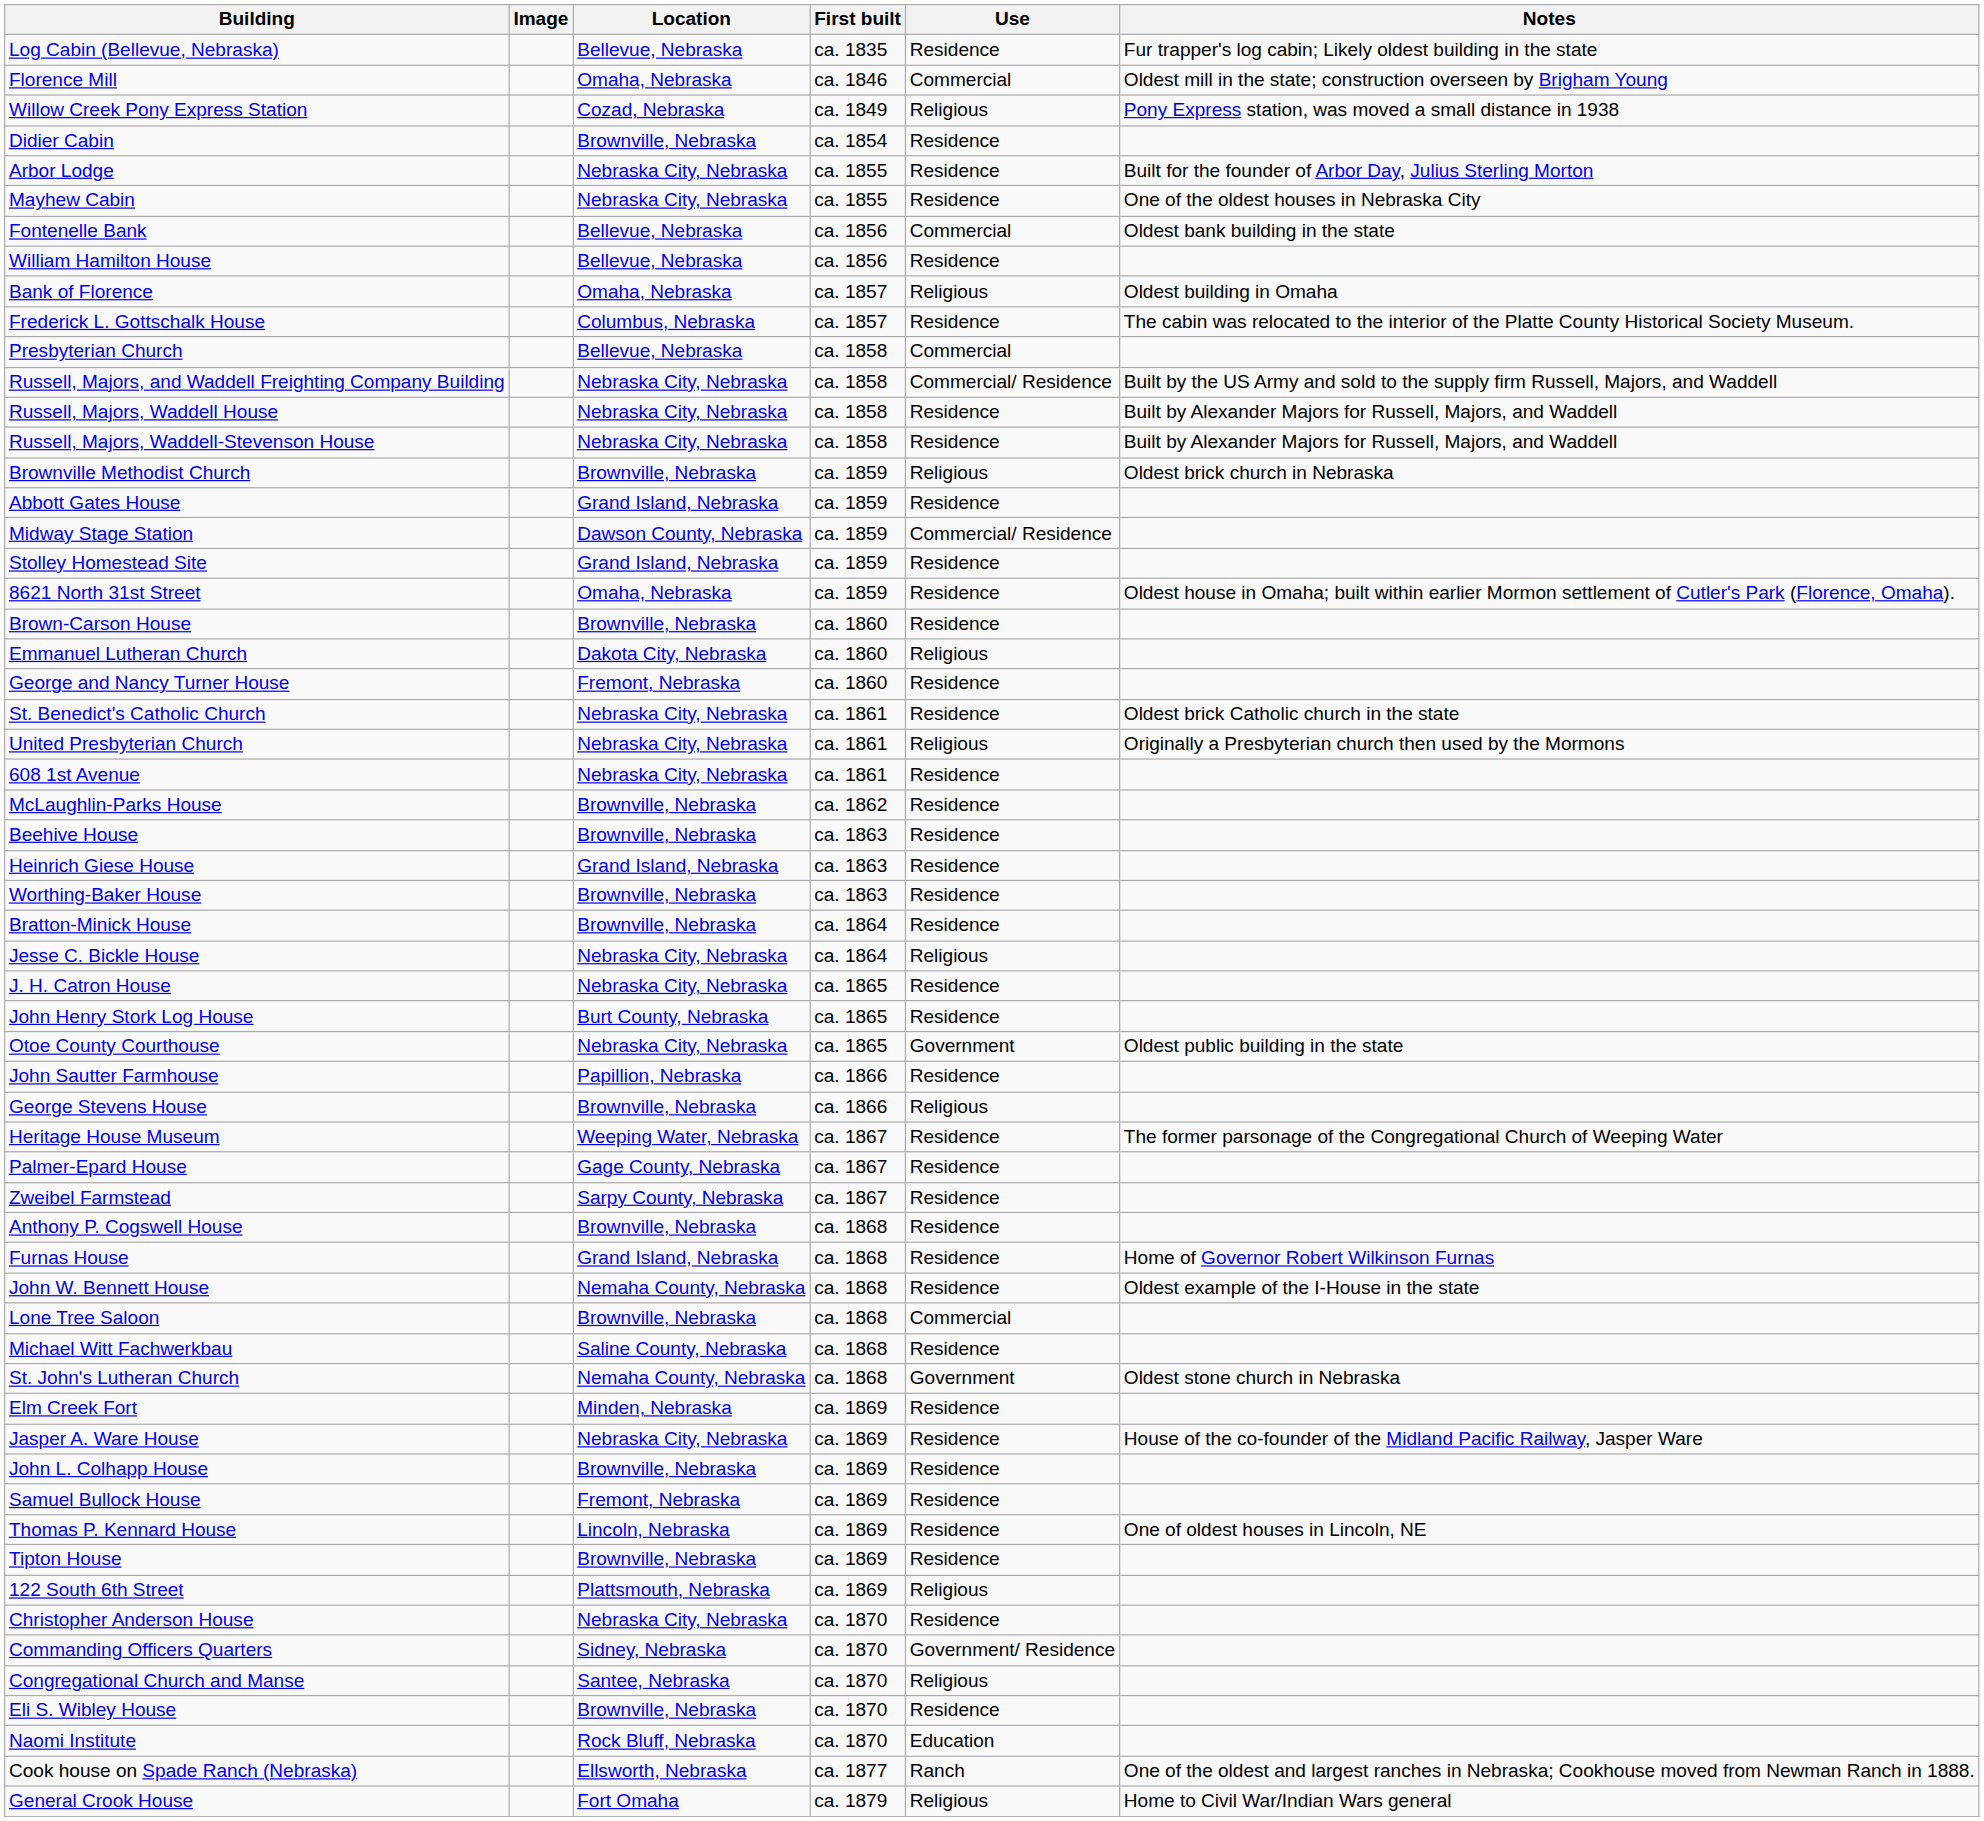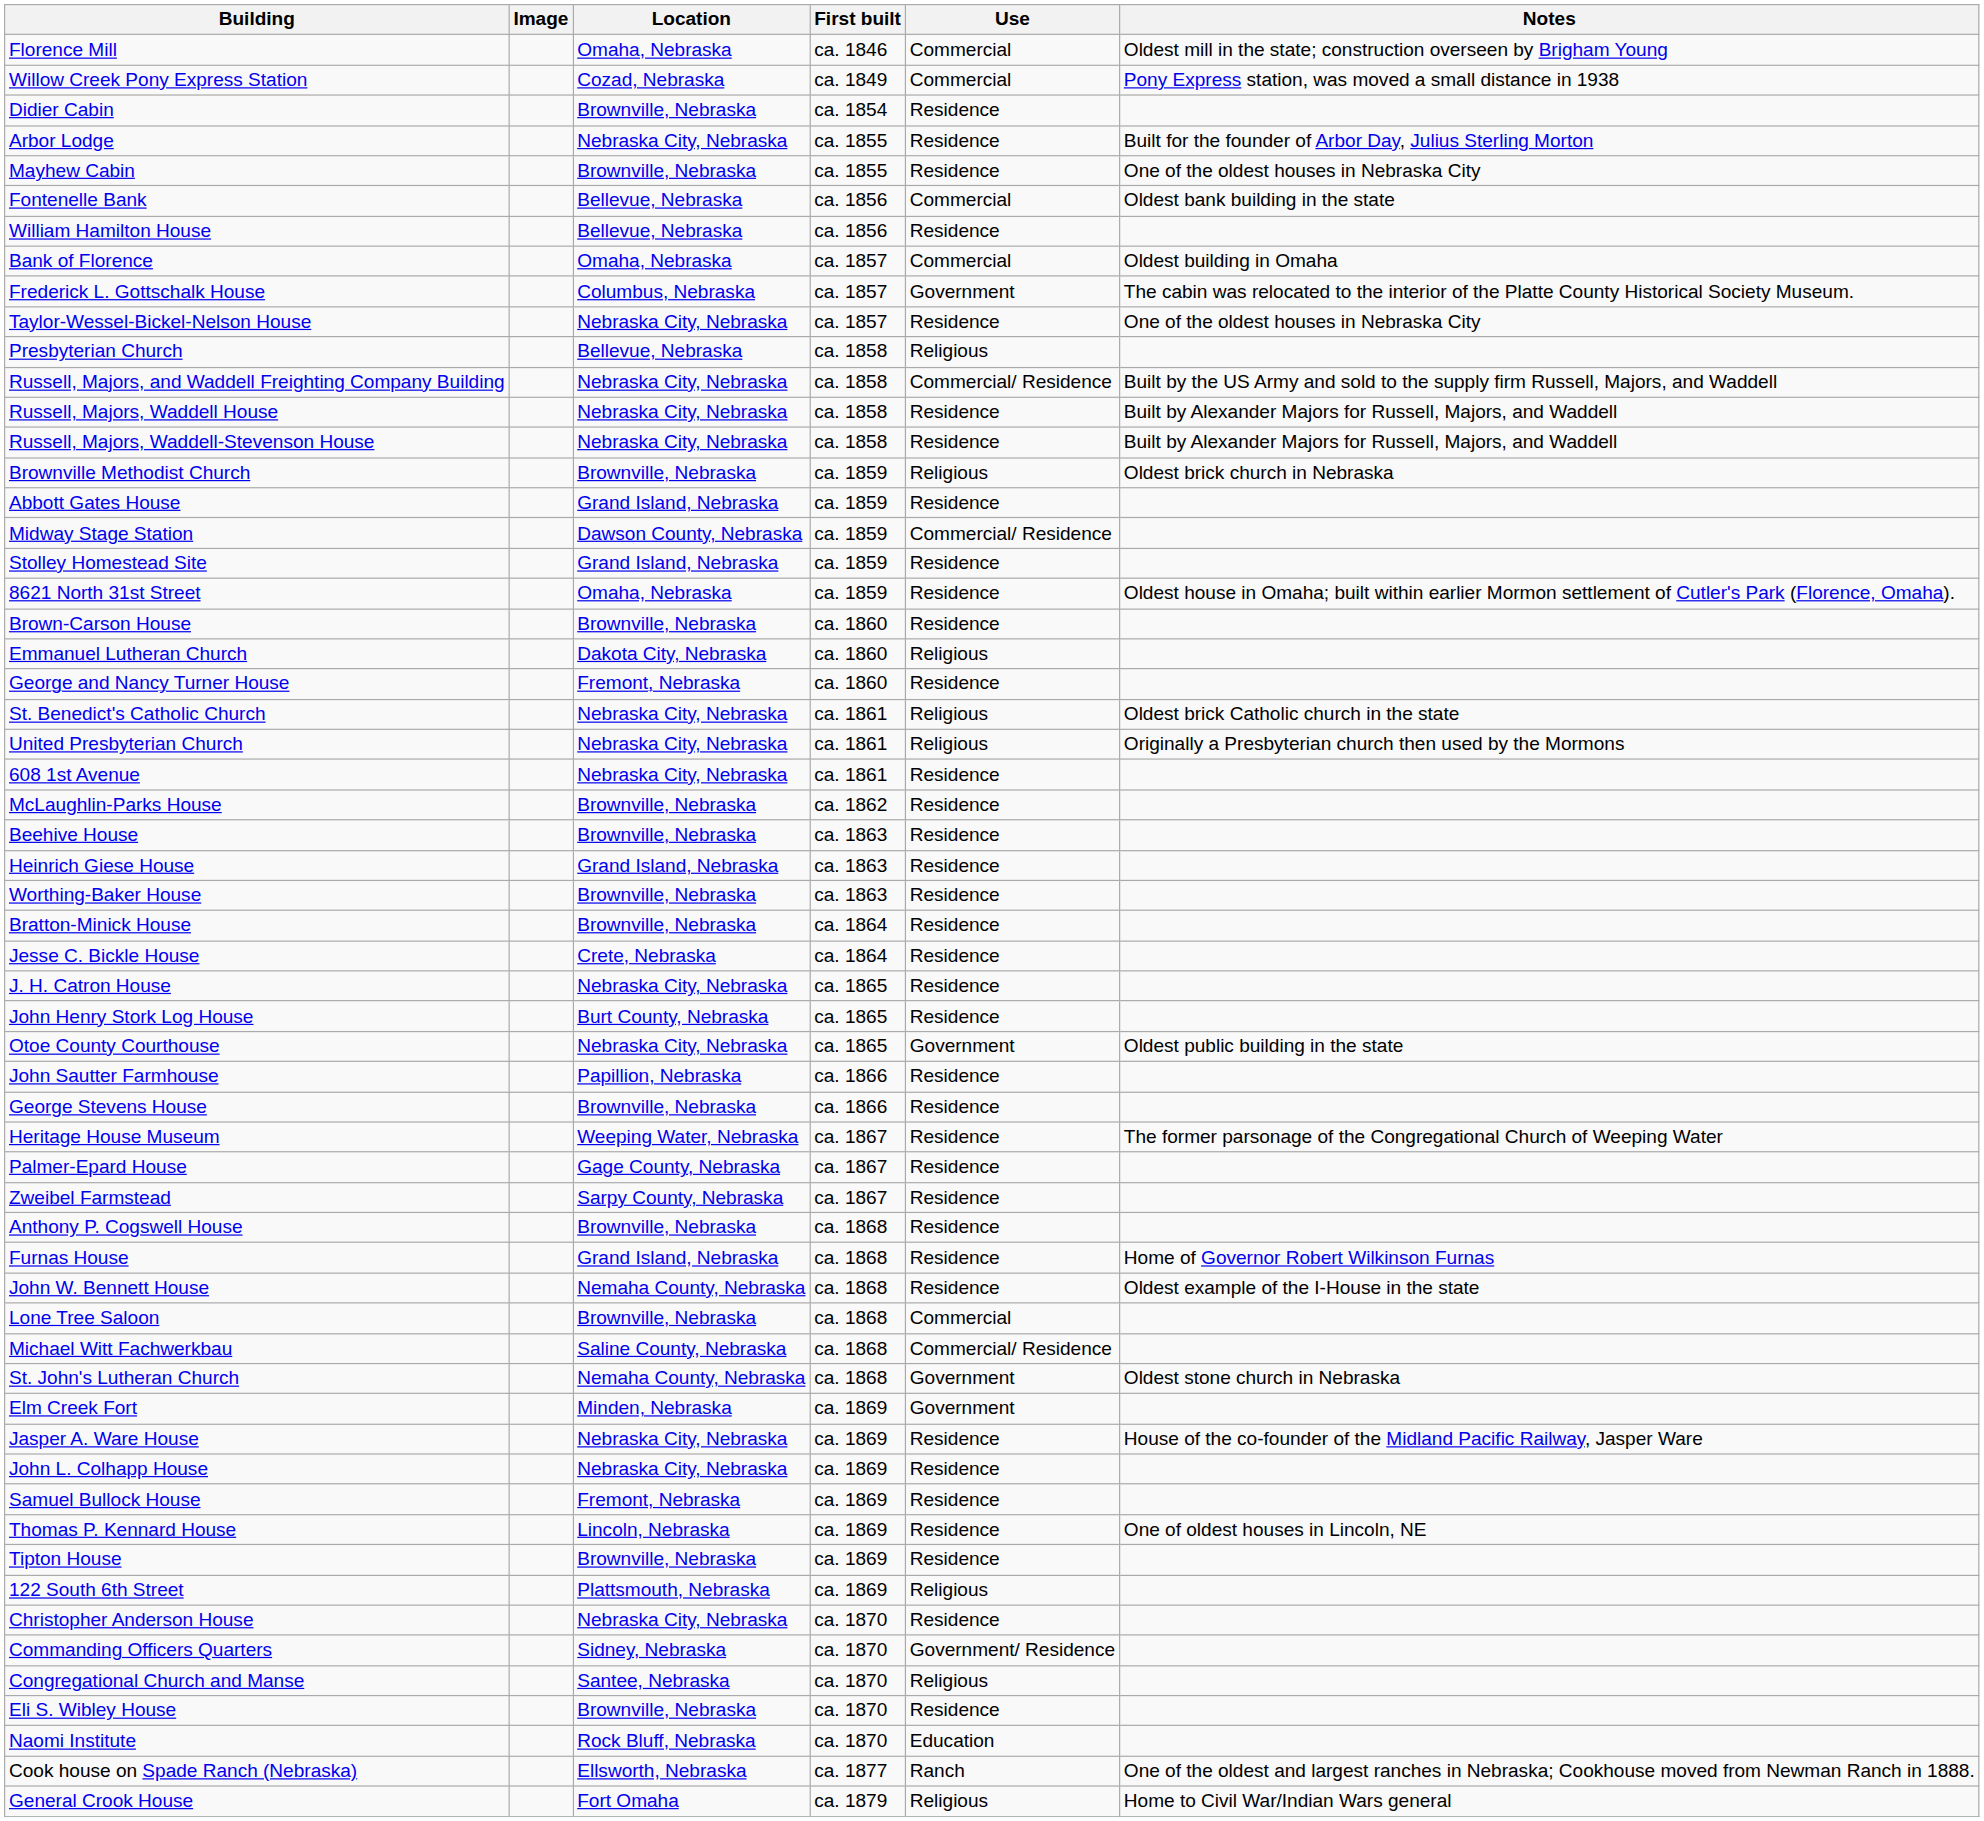- row: (144, 49)
(949, 110) Religious -> (961, 79) Commercial
(682, 200) Nebraska City, Nebraska -> (667, 170) Brownville, Nebraska
(949, 291) Religious -> (961, 261) Commercial
(955, 321) Residence -> (962, 291) Government
+ row: (160, 321)
(961, 351) Commercial -> (949, 351) Religious
(955, 714) Residence -> (949, 714) Religious
(682, 955) Nebraska City, Nebraska -> (647, 955) Crete, Nebraska
(949, 955) Religious -> (955, 955) Residence
(949, 1106) Religious -> (955, 1106) Residence
(955, 1348) Residence -> (1011, 1348) Commercial/ Residence
(955, 1408) Residence -> (962, 1408) Government
(667, 1469) Brownville, Nebraska -> (682, 1469) Nebraska City, Nebraska
